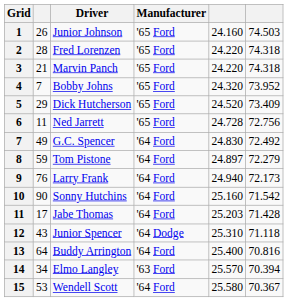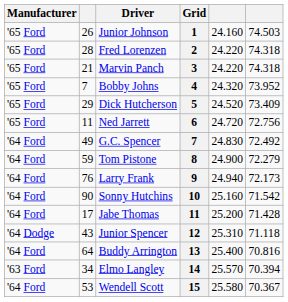columns swapped: (19, 13) <-> (171, 13)
(227, 123) 24.728 -> (227, 123) 24.720
(227, 159) 24.897 -> (227, 159) 24.900
(227, 214) 25.203 -> (227, 214) 25.200
